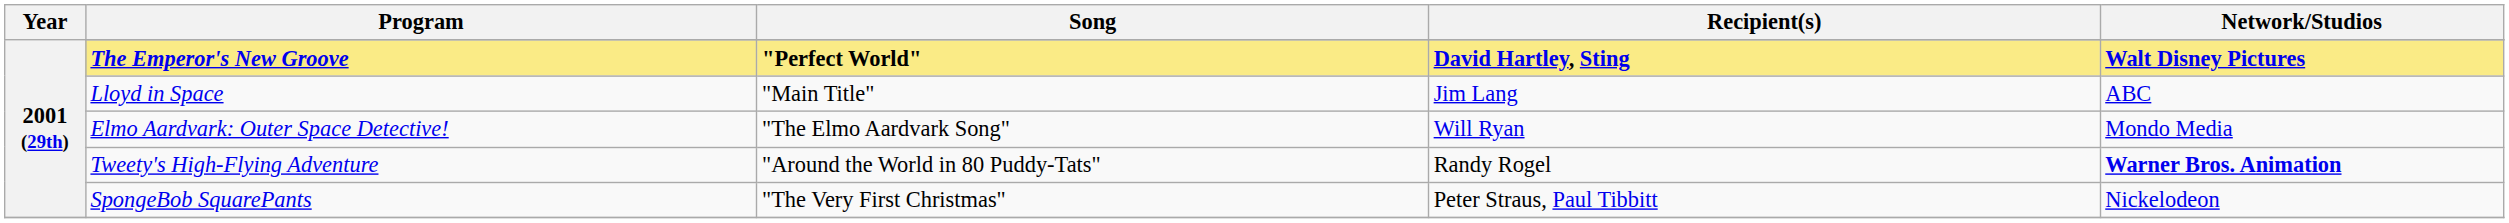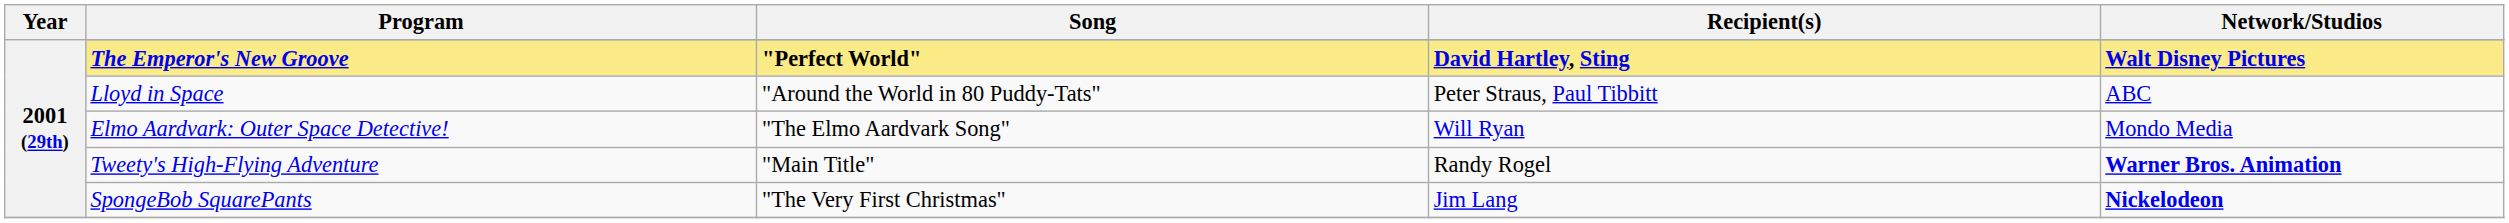(818, 93) "Main Title" -> (931, 93) "Around the World in 80 Puddy-Tats"
(1476, 93) Jim Lang -> (1546, 93) Peter Straus, Paul Tibbitt
(931, 164) "Around the World in 80 Puddy-Tats" -> (818, 164) "Main Title"
(1546, 199) Peter Straus, Paul Tibbitt -> (1476, 199) Jim Lang
(2162, 199) normal -> (2164, 199) bold
